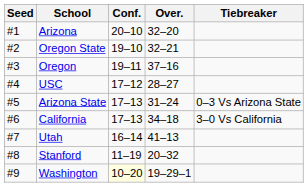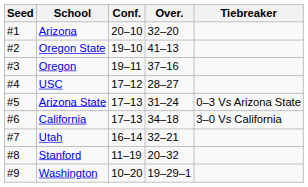(163, 48) 32–21 -> (163, 48) 41–13
(163, 137) 41–13 -> (163, 137) 32–21
(127, 173) lightyellow background -> (127, 173) no background
